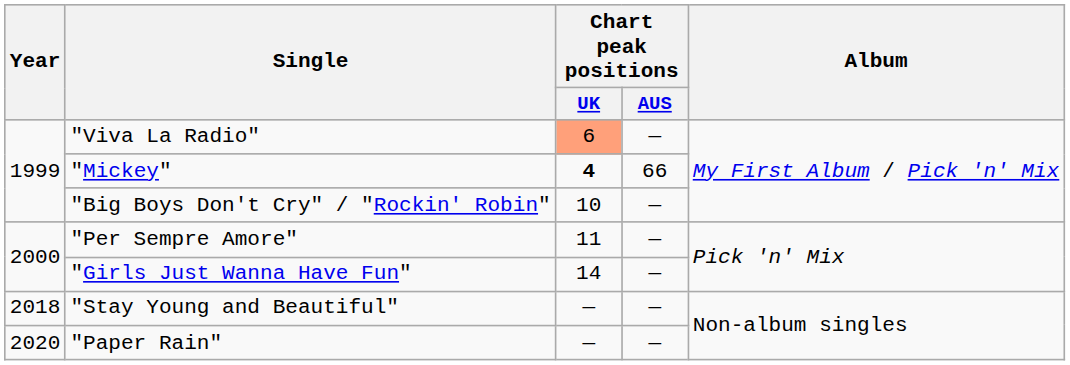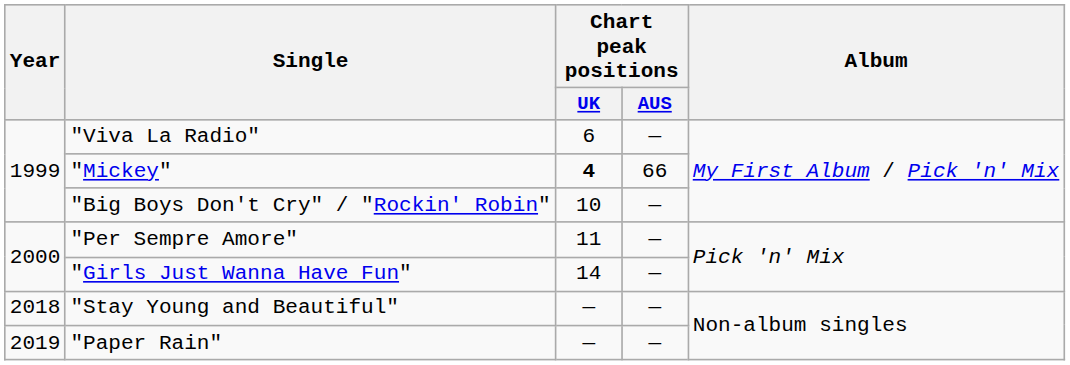(589, 137) lightsalmon background -> (589, 137) no background
(35, 343) 2020 -> (35, 343) 2019
